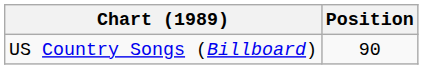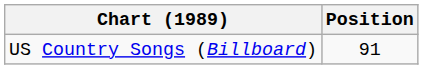(370, 50) 90 -> (370, 50) 91
